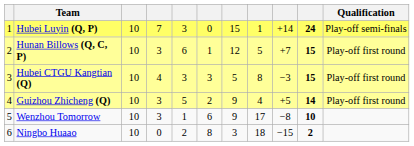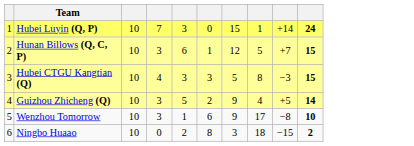- column: (366, 12)
